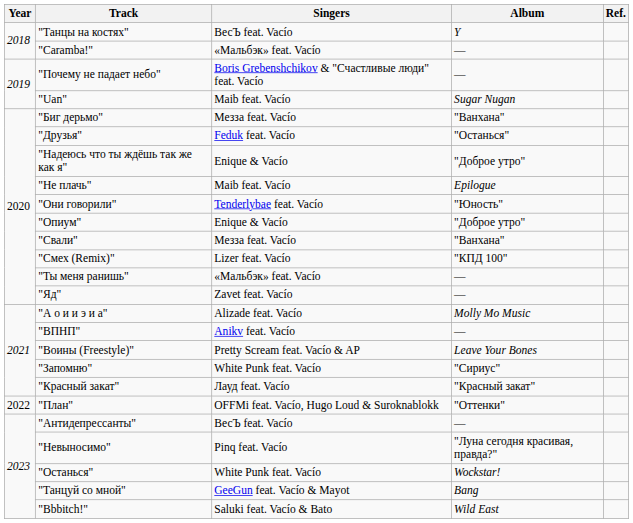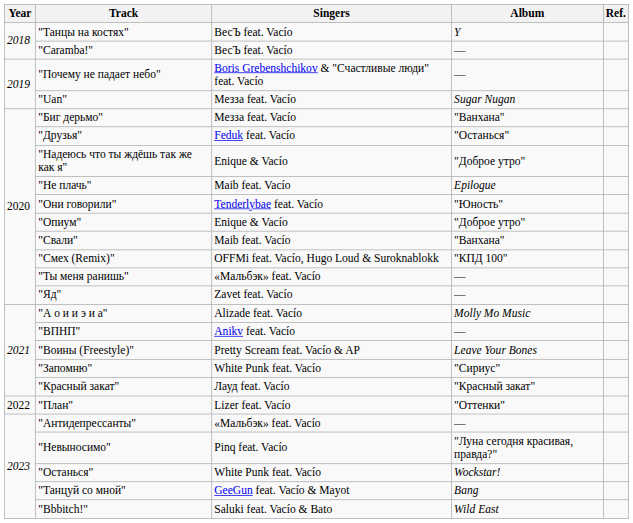(267, 50) «Мальбэк» feat. Vacío -> (253, 50) ВесЪ feat. Vacío
(252, 99) Maib feat. Vacío -> (255, 99) Мезза feat. Vacío
(255, 240) Мезза feat. Vacío -> (252, 240) Maib feat. Vacío
(252, 258) Lizer feat. Vacío -> (327, 258) OFFMi feat. Vacío, Hugo Loud & Suroknablokk
(327, 404) OFFMi feat. Vacío, Hugo Loud & Suroknablokk -> (252, 404) Lizer feat. Vacío
(253, 423) ВесЪ feat. Vacío -> (267, 423) «Мальбэк» feat. Vacío
